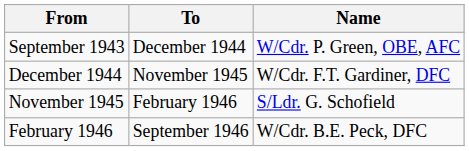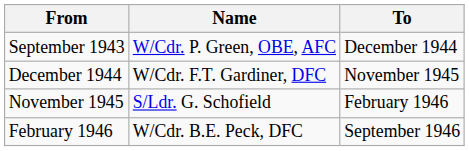columns swapped: (191, 18) <-> (358, 18)
